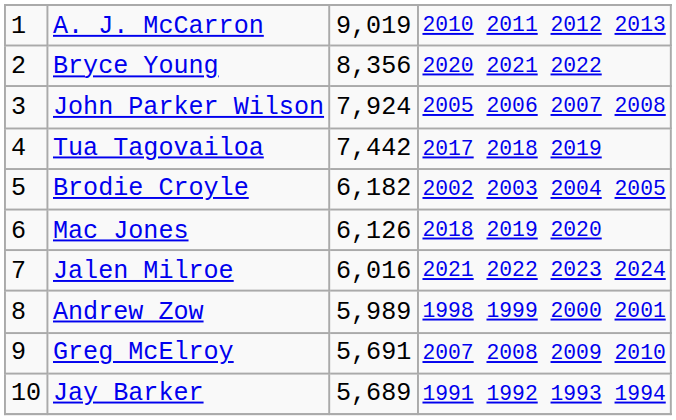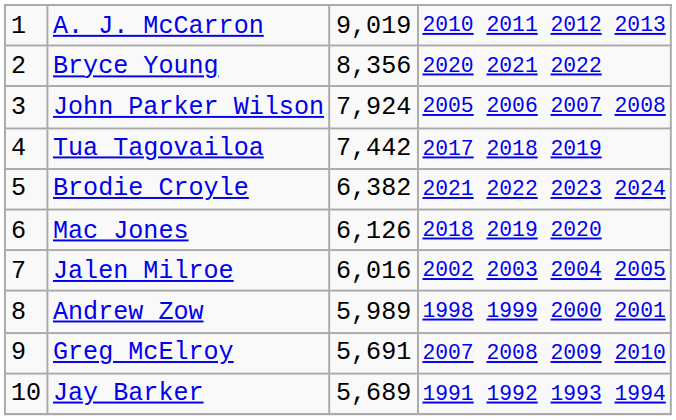(374, 189) 6,182 -> (374, 189) 6,382
(544, 189) 2002 2003 2004 2005 -> (544, 189) 2021 2022 2023 2024
(544, 271) 2021 2022 2023 2024 -> (544, 271) 2002 2003 2004 2005
